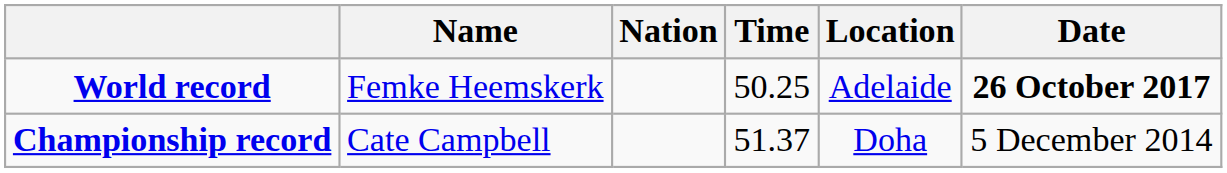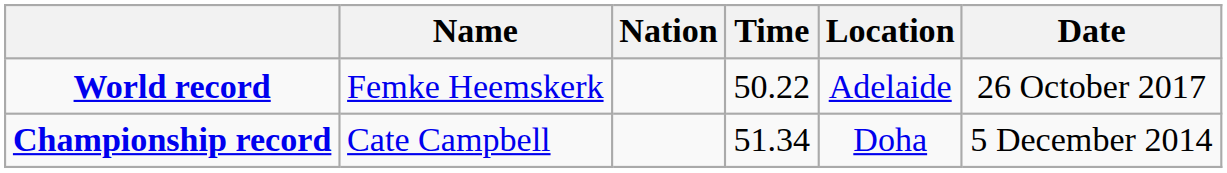(772, 85) 50.25 -> (772, 85) 50.22
(1091, 85) bold -> (1091, 85) normal
(772, 139) 51.37 -> (772, 139) 51.34
